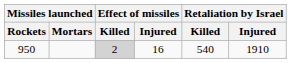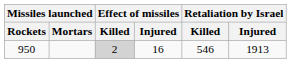(205, 49) 540 -> (205, 49) 546
(257, 49) 1910 -> (257, 49) 1913
